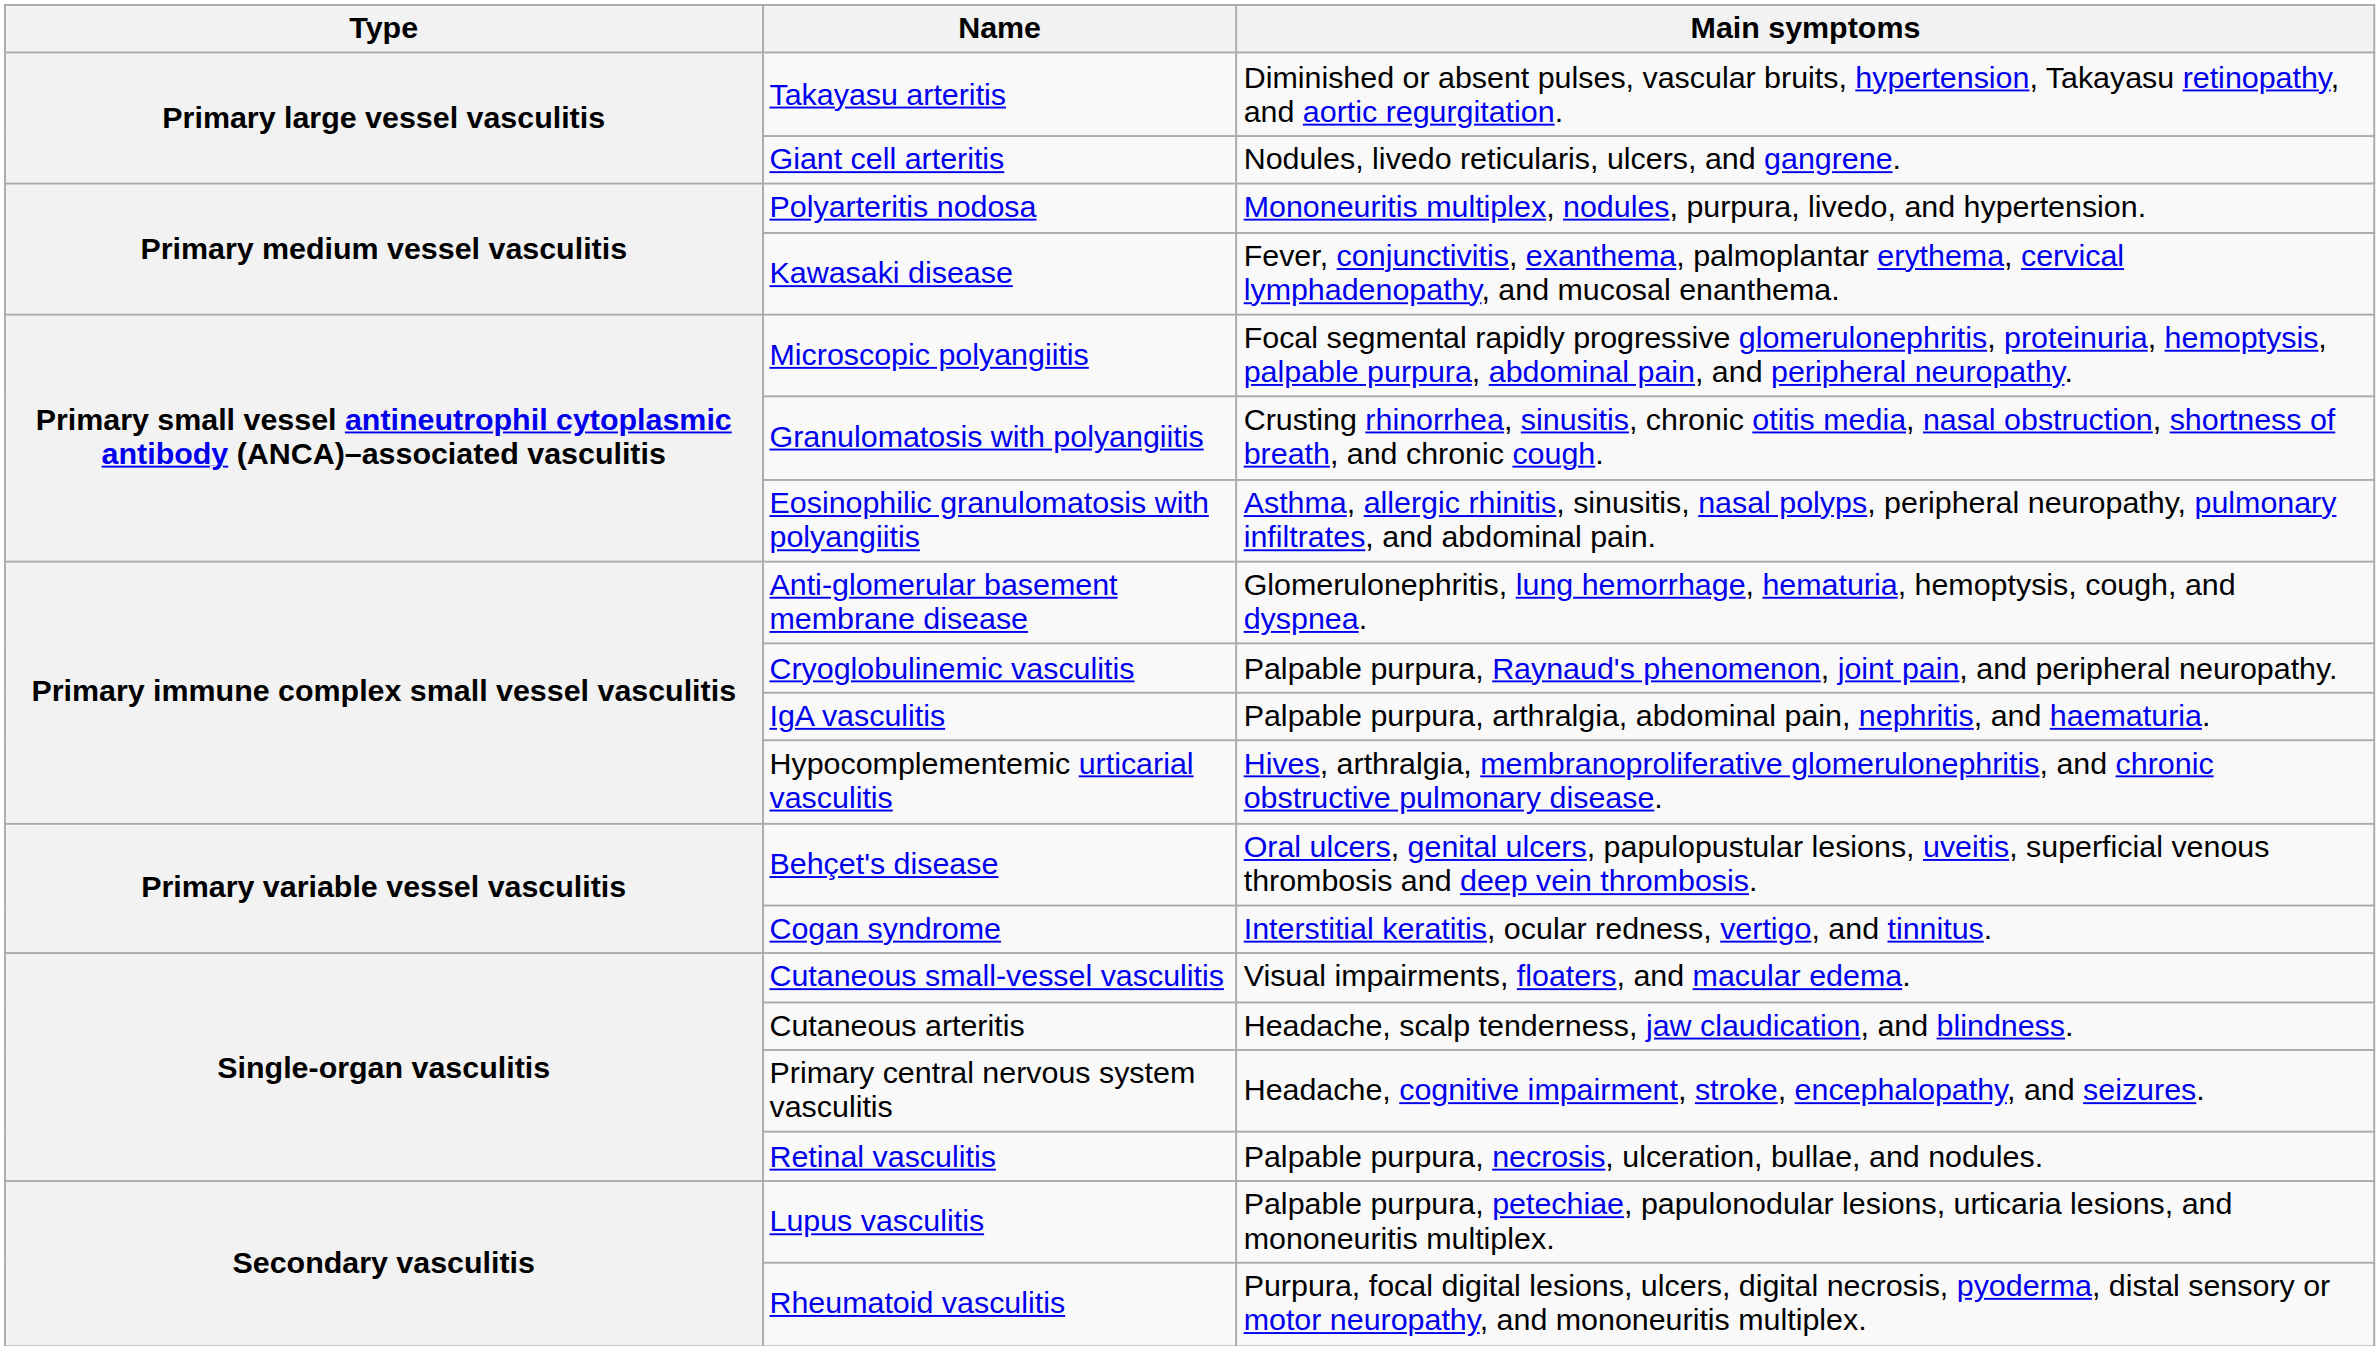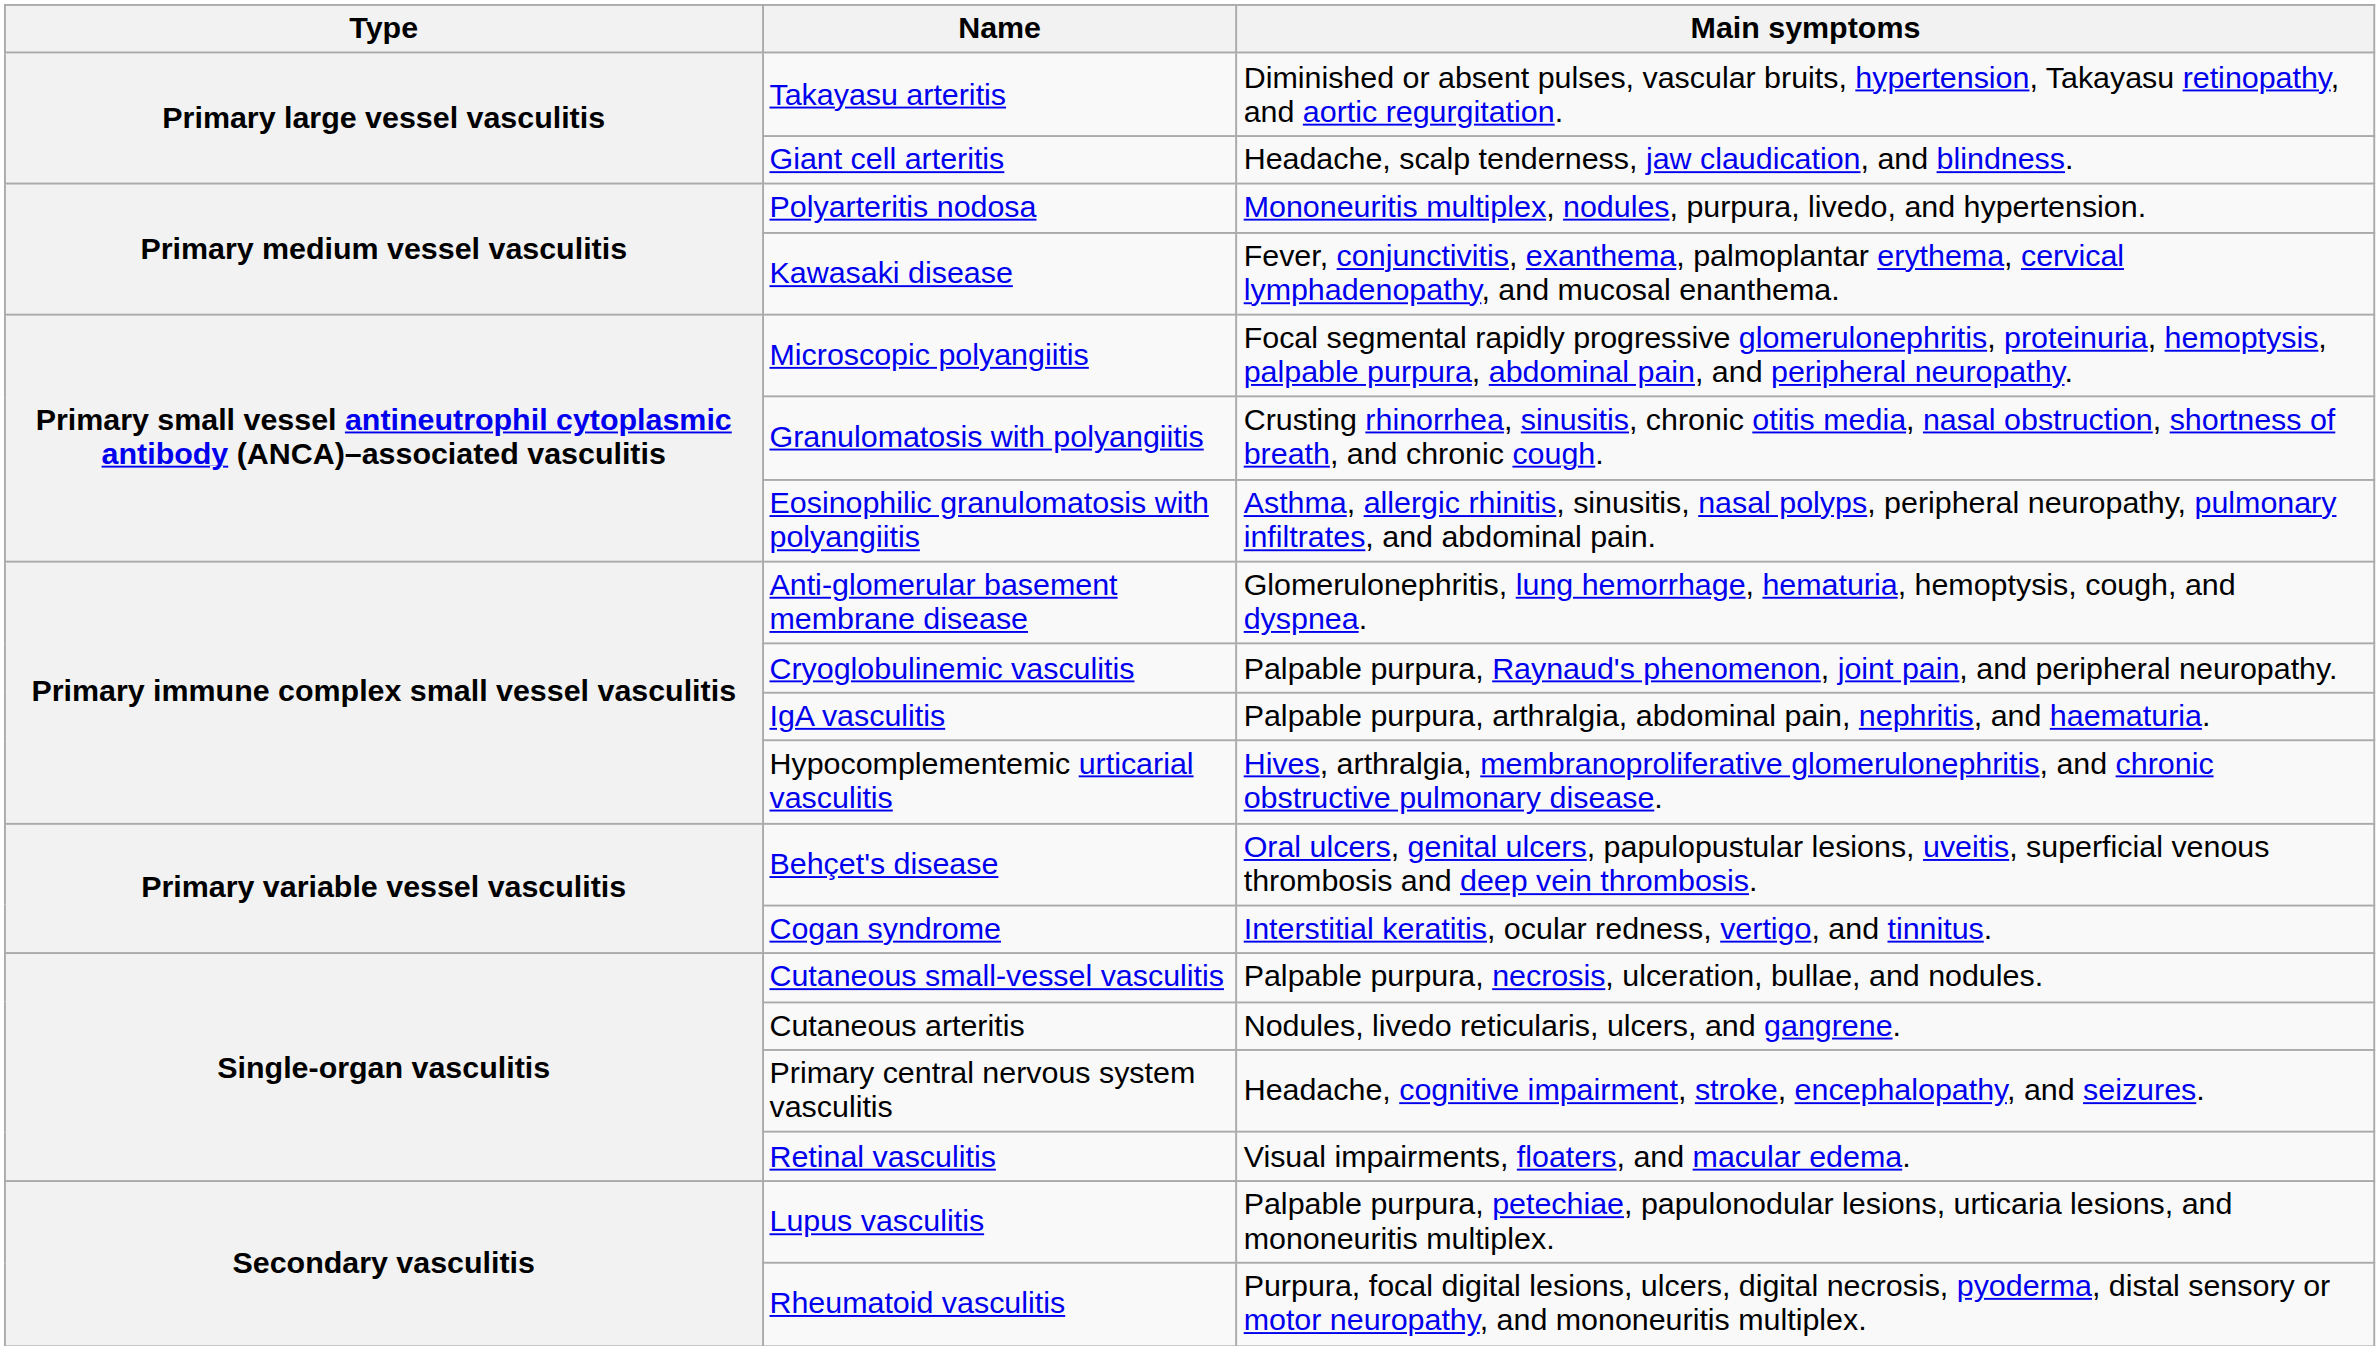(1572, 159) Nodules, livedo reticularis, ulcers, and gangrene. -> (1659, 159) Headache, scalp tenderness, jaw claudication, and blindness.
(1577, 977) Visual impairments, floaters, and macular edema. -> (1643, 977) Palpable purpura, necrosis, ulceration, bullae, and nodules.
(1659, 1025) Headache, scalp tenderness, jaw claudication, and blindness. -> (1572, 1025) Nodules, livedo reticularis, ulcers, and gangrene.
(1643, 1156) Palpable purpura, necrosis, ulceration, bullae, and nodules. -> (1577, 1156) Visual impairments, floaters, and macular edema.
